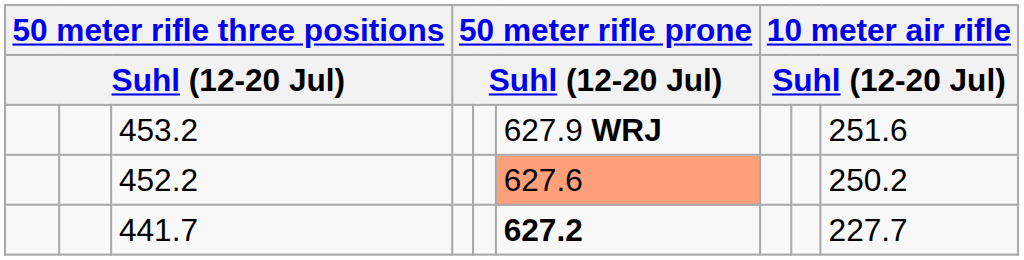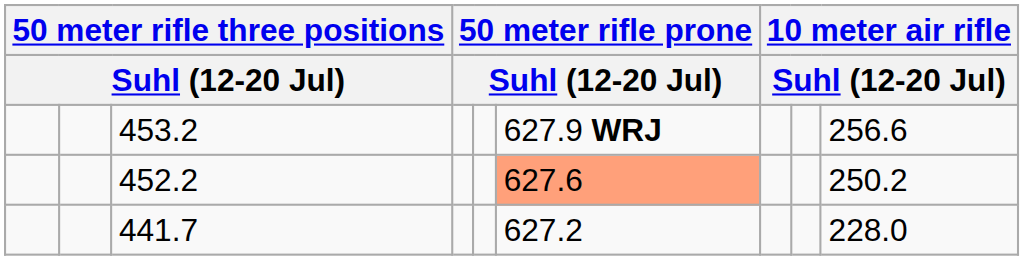(868, 130) 251.6 -> (868, 130) 256.6
(543, 230) bold -> (543, 230) normal
(868, 230) 227.7 -> (868, 230) 228.0
